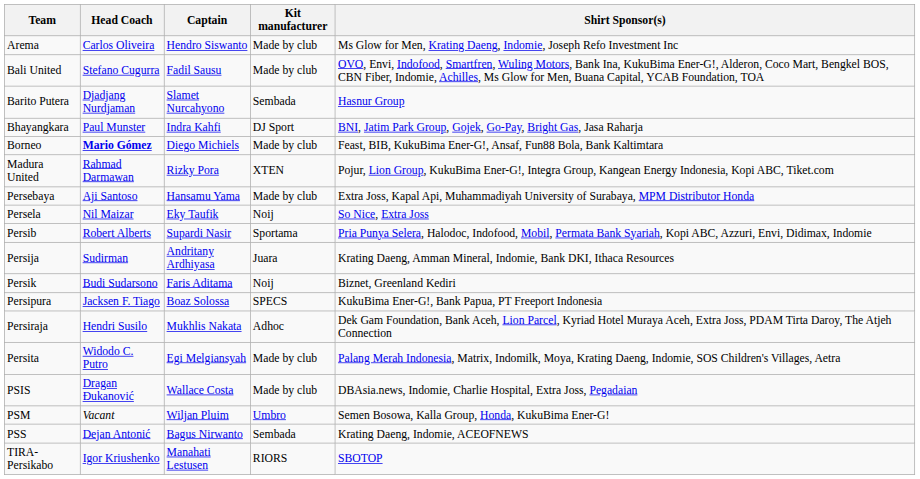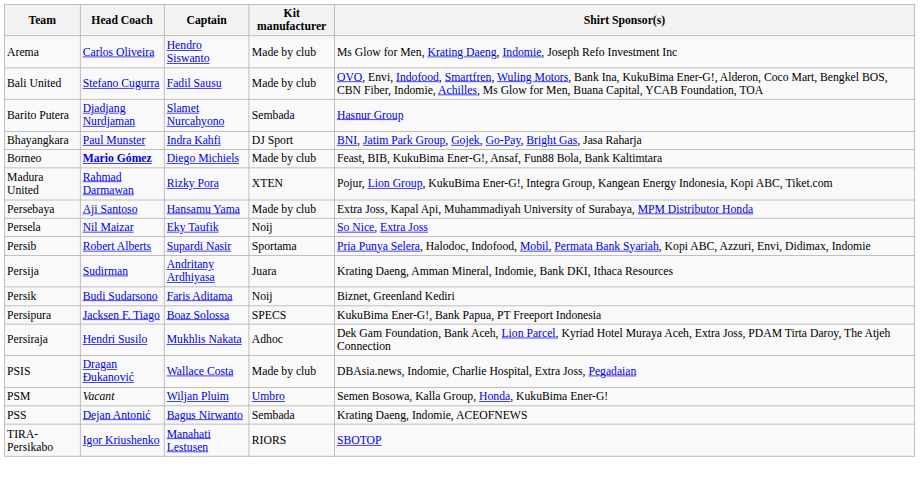- row: (23, 358)
